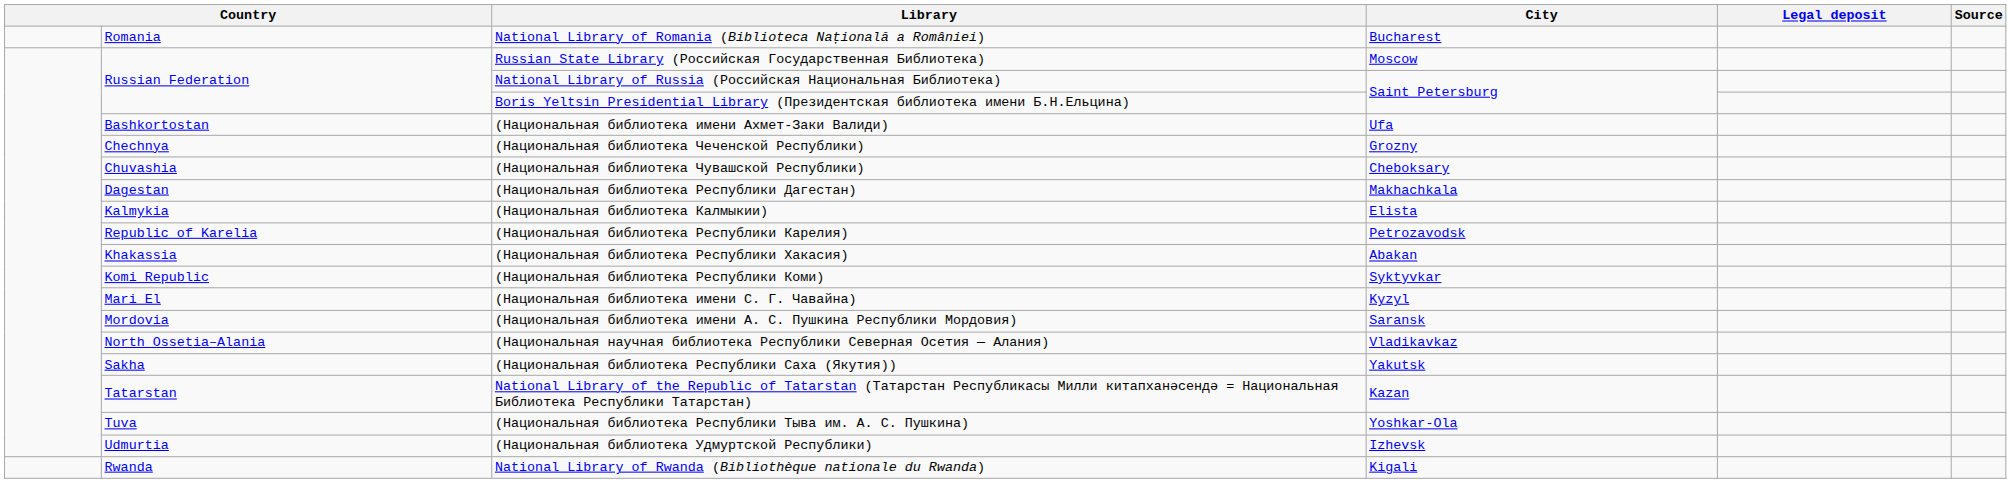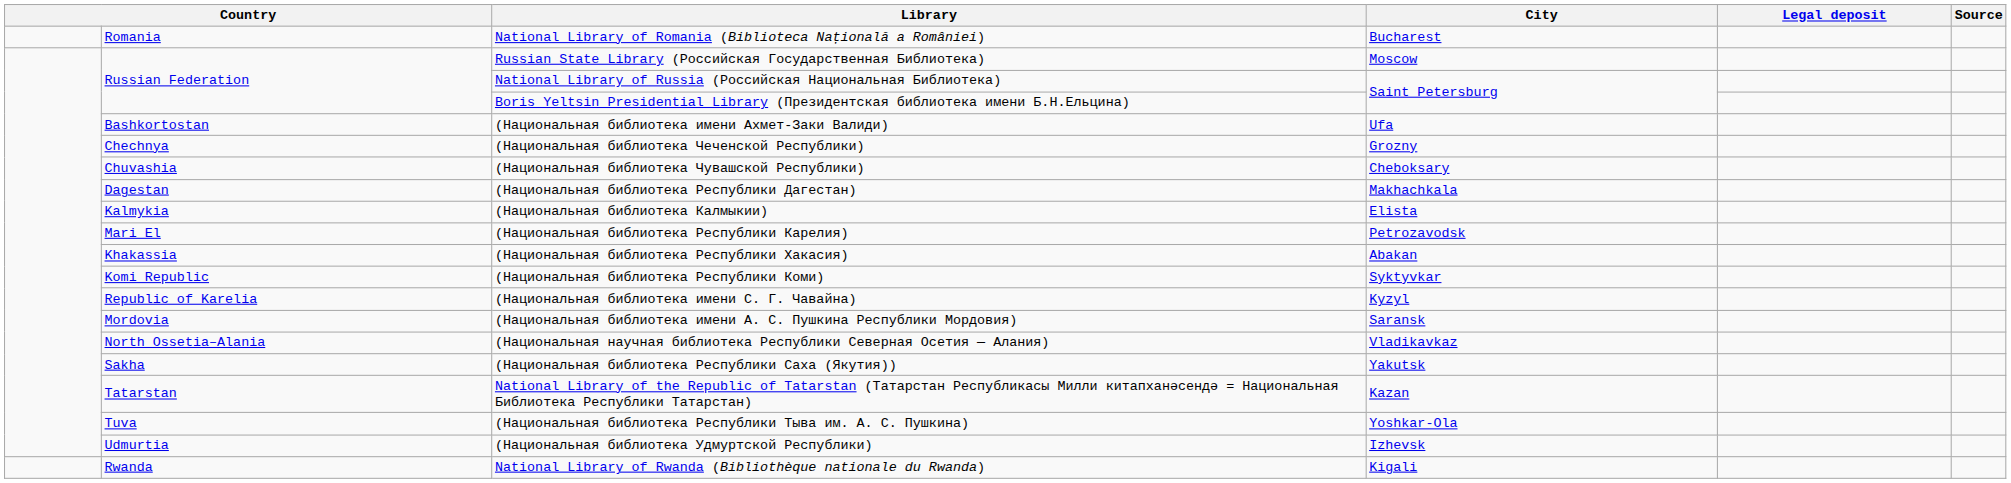(181, 234) Republic of Karelia -> (133, 234) Mari El
(133, 299) Mari El -> (181, 299) Republic of Karelia
